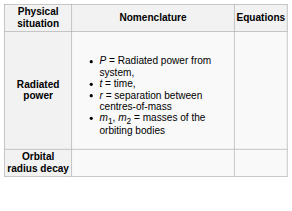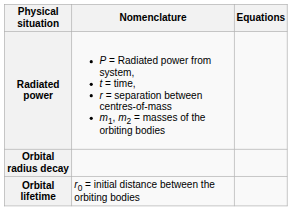+ row: (38, 191)
